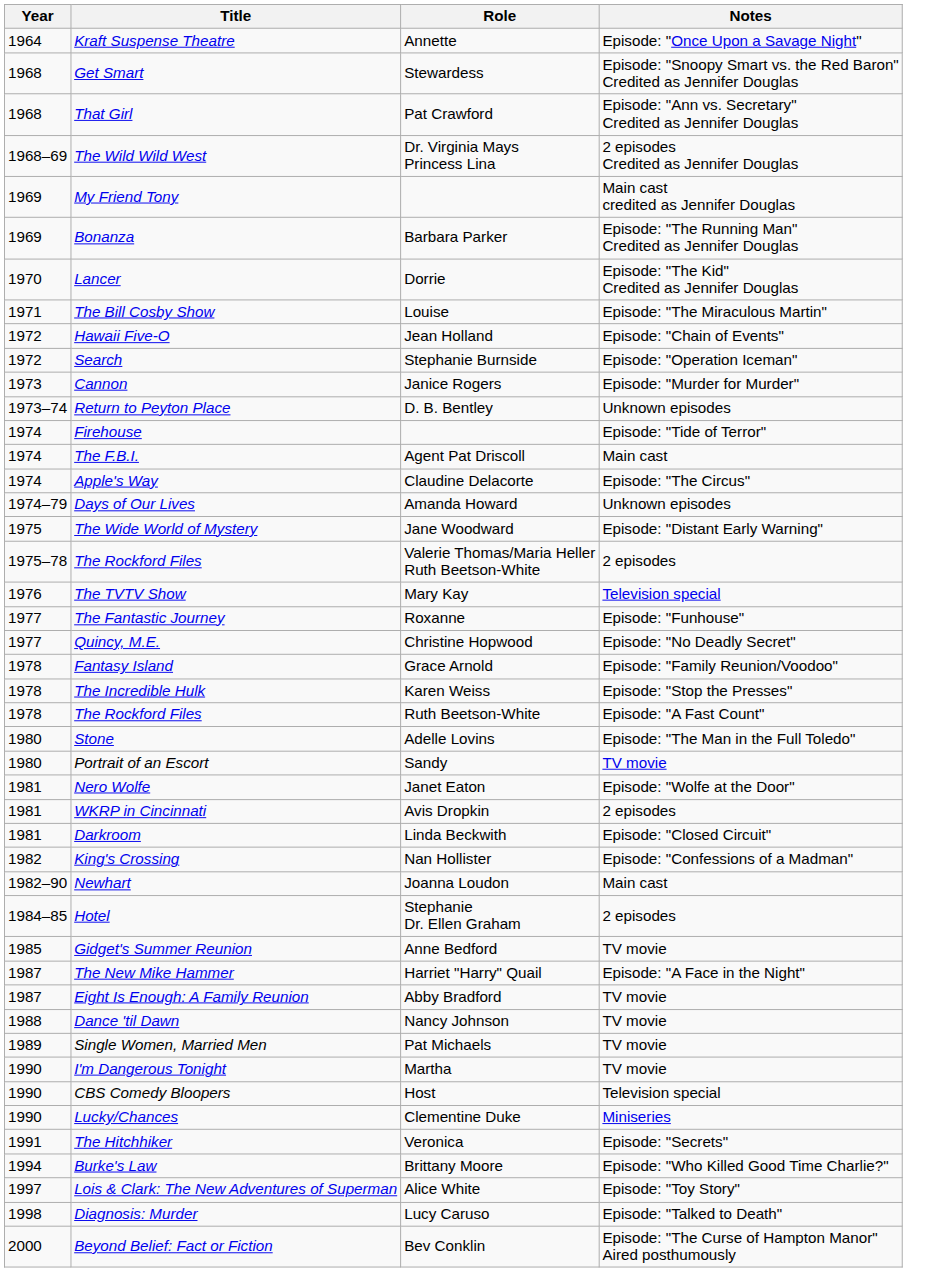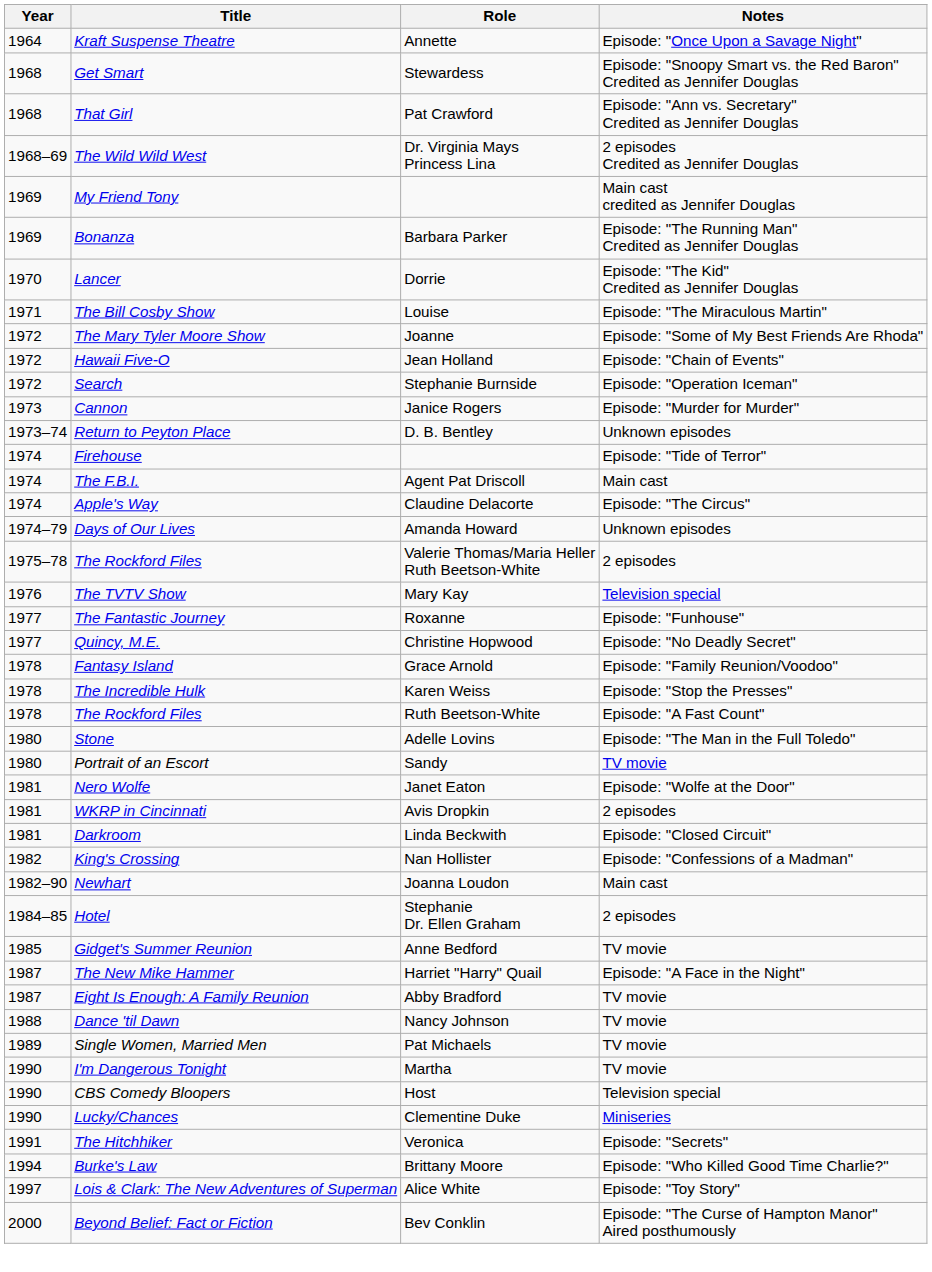+ row: (169, 336)
- row: (166, 528)
- row: (136, 1214)
